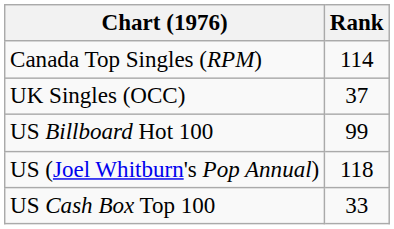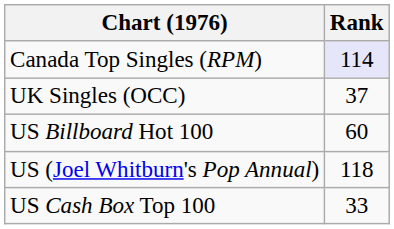(357, 59) no background -> (357, 59) lavender background
(357, 132) 99 -> (357, 132) 60
